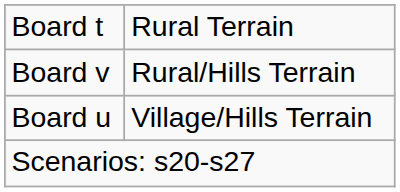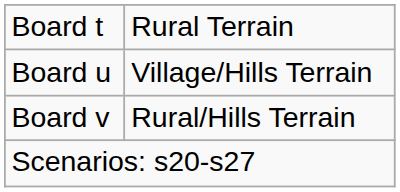rows swapped: (61, 117) <-> (61, 72)
